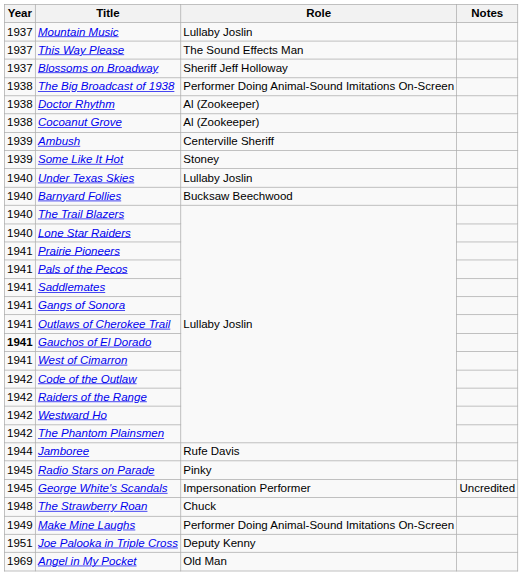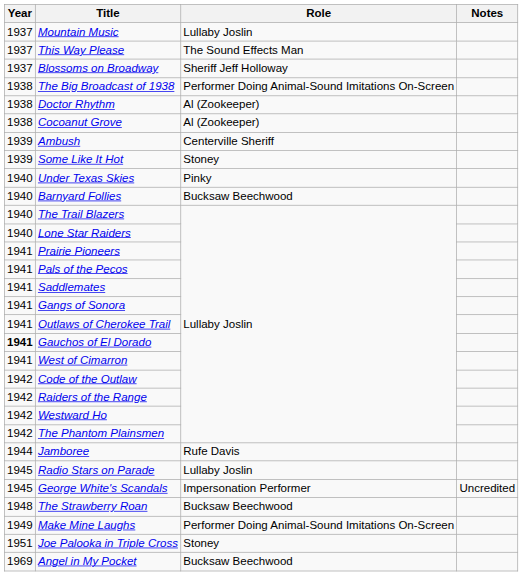(218, 178) Lullaby Joslin -> (197, 178) Pinky
(197, 470) Pinky -> (218, 470) Lullaby Joslin
(200, 506) Chuck -> (238, 506) Bucksaw Beechwood
(219, 543) Deputy Kenny -> (201, 543) Stoney
(205, 561) Old Man -> (238, 561) Bucksaw Beechwood
